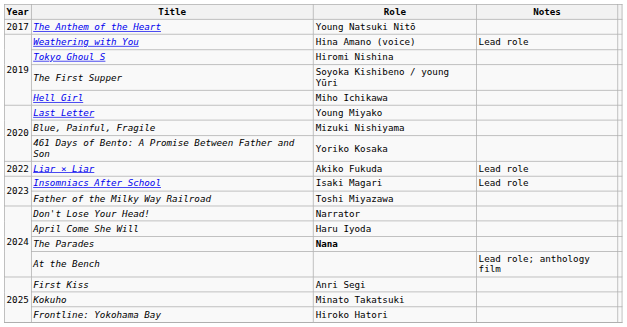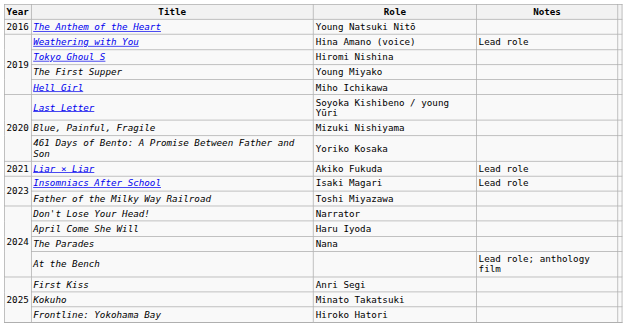(18, 27) 2017 -> (18, 27) 2016
(382, 77) Soyoka Kishibeno / young Yūri -> (349, 72) Young Miyako
(349, 113) Young Miyako -> (382, 107) Soyoka Kishibeno / young Yūri
(18, 169) 2022 -> (18, 169) 2021
(327, 244) bold -> (327, 244) normal
